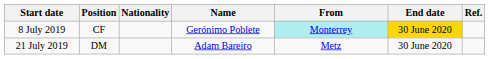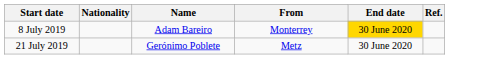- column: (99, 13)
(223, 29) Gerónimo Poblete -> (183, 29) Adam Bareiro
(331, 29) paleturquoise background -> (291, 29) no background
(223, 46) Adam Bareiro -> (183, 46) Gerónimo Poblete
